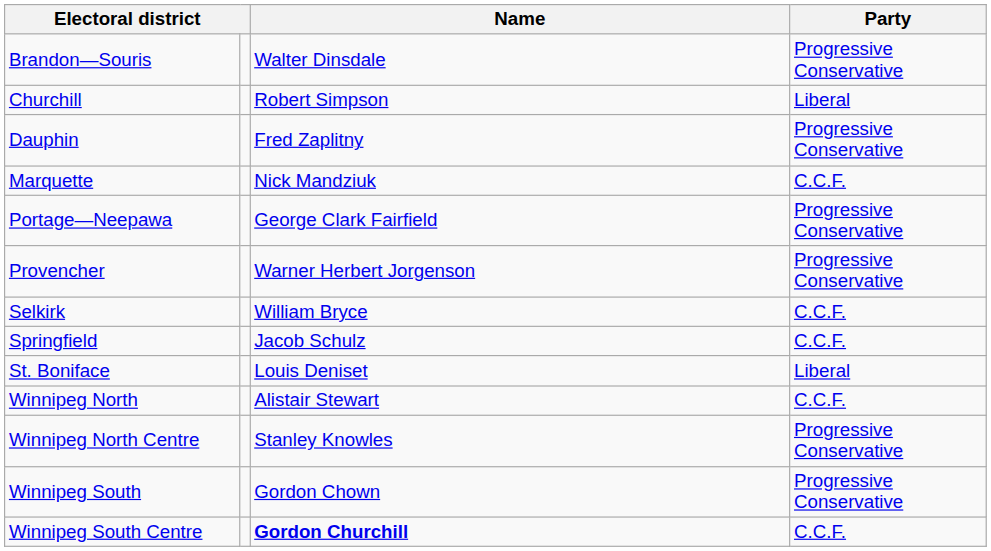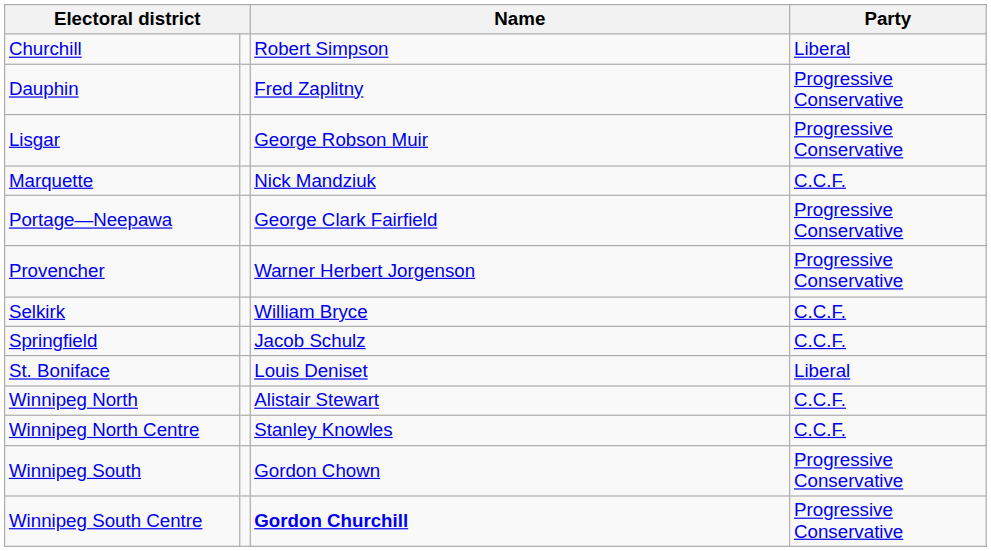- row: (80, 59)
+ row: (34, 140)
(849, 440) Progressive Conservative -> (820, 430) C.C.F.
(820, 531) C.C.F. -> (849, 521) Progressive Conservative
